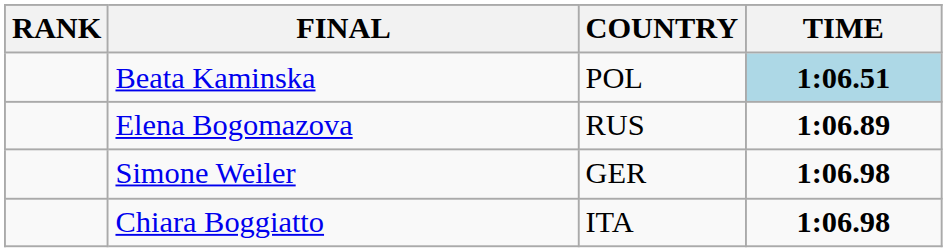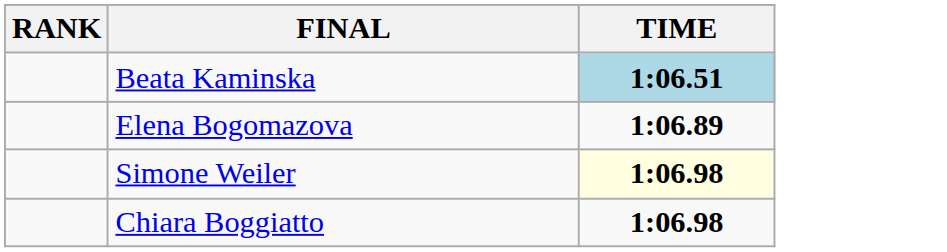- column: (662, 28)
(843, 173) no background -> (677, 173) lightyellow background
